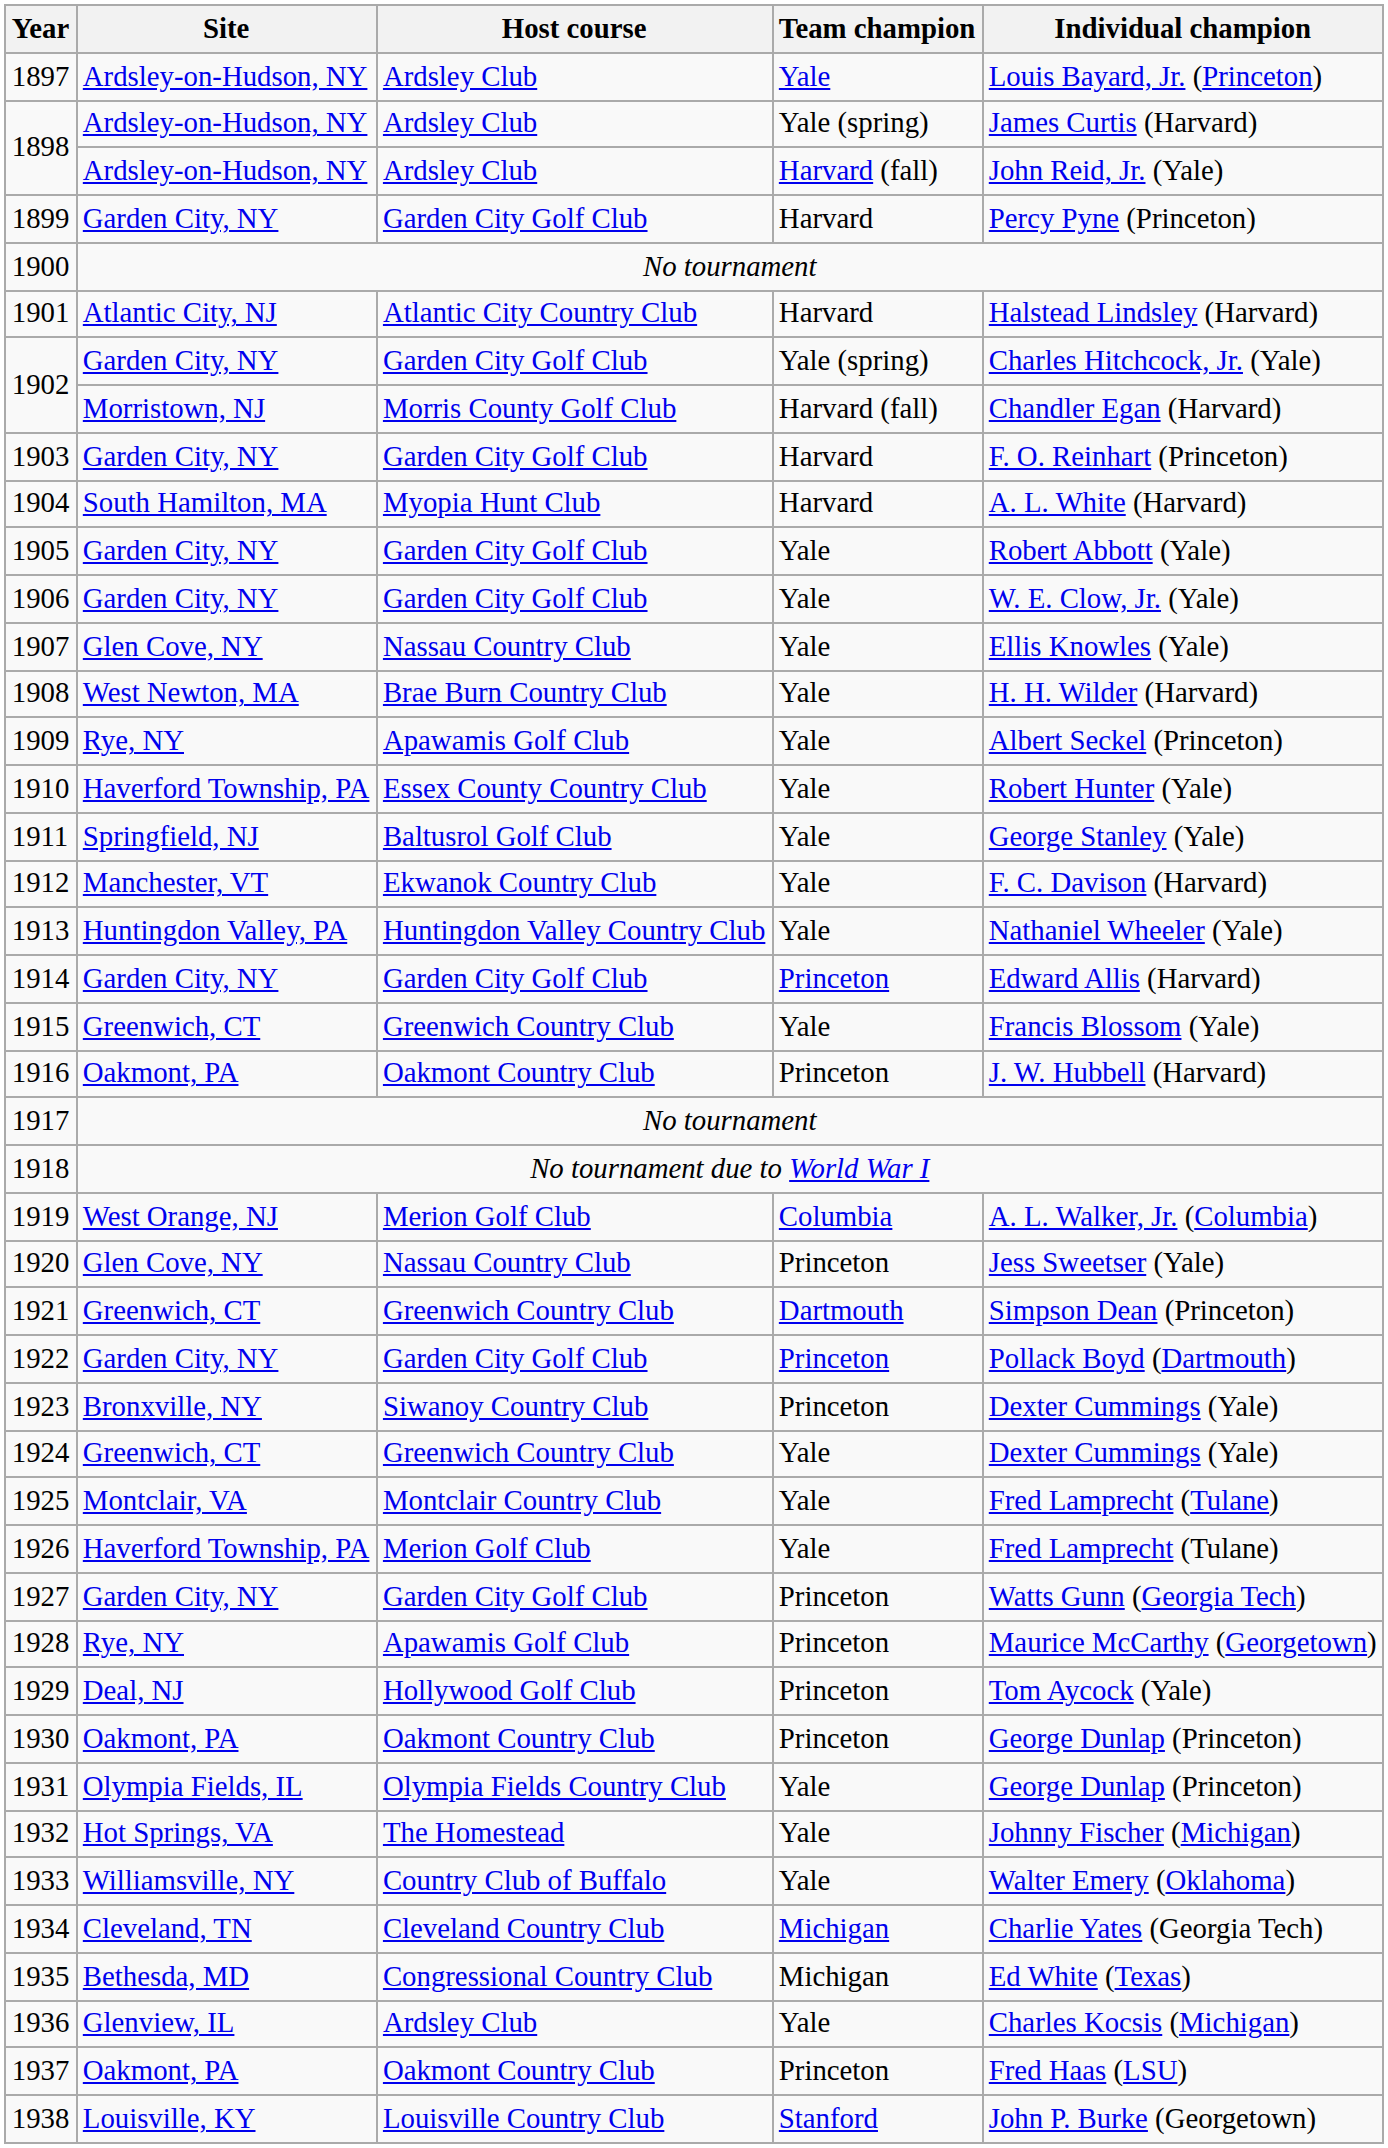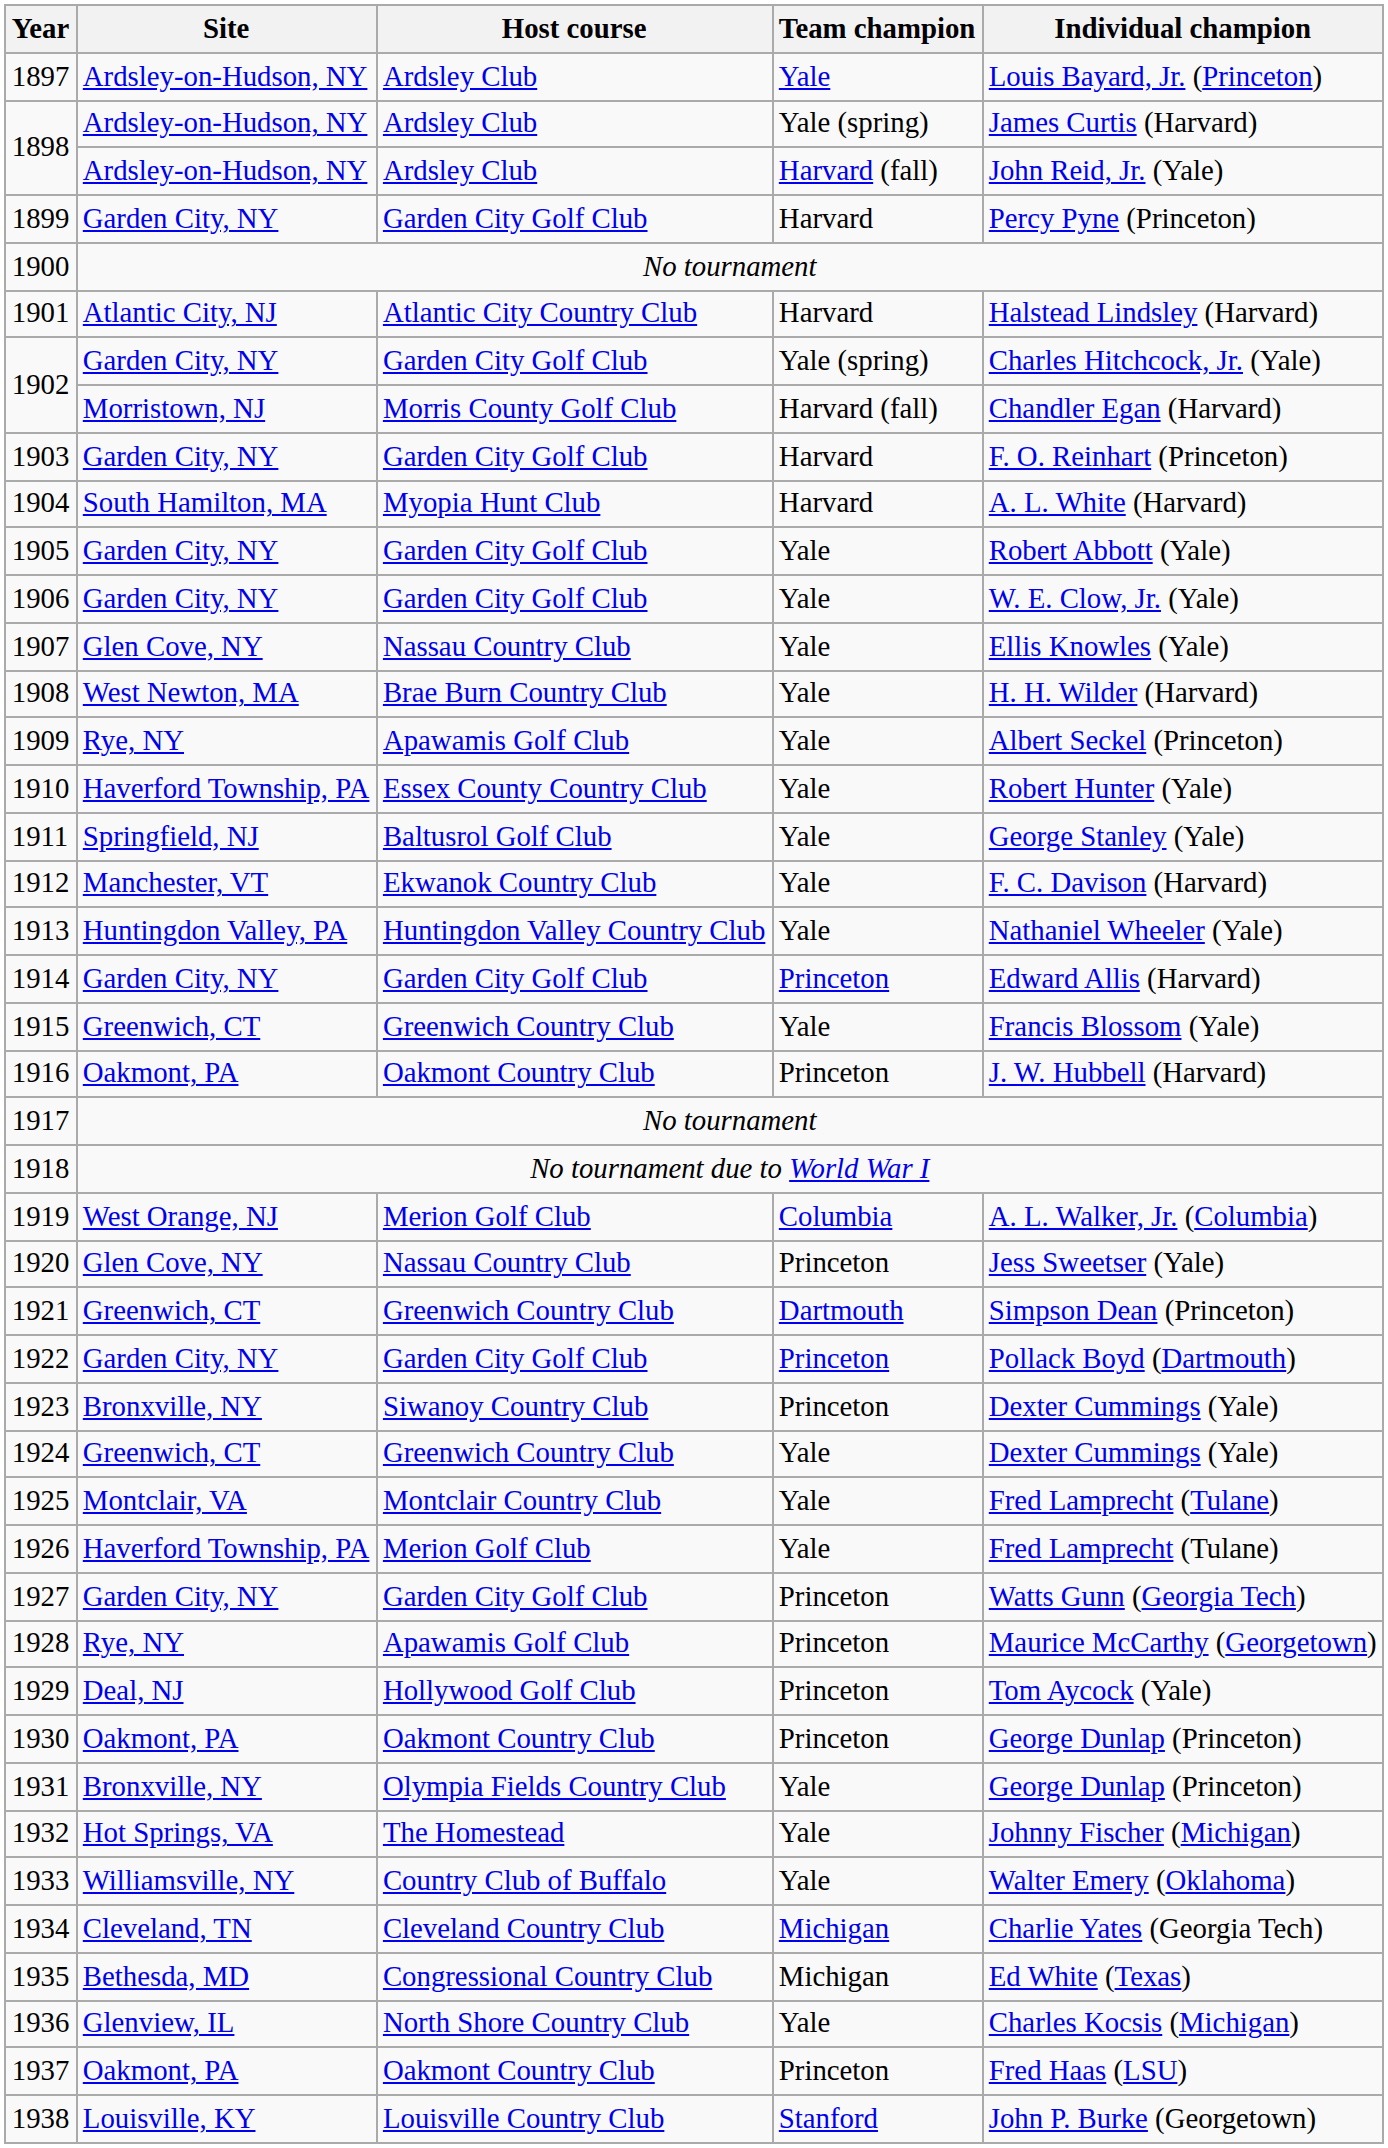(193, 1786) Olympia Fields, IL -> (172, 1786) Bronxville, NY
(460, 2023) Ardsley Club -> (536, 2023) North Shore Country Club
